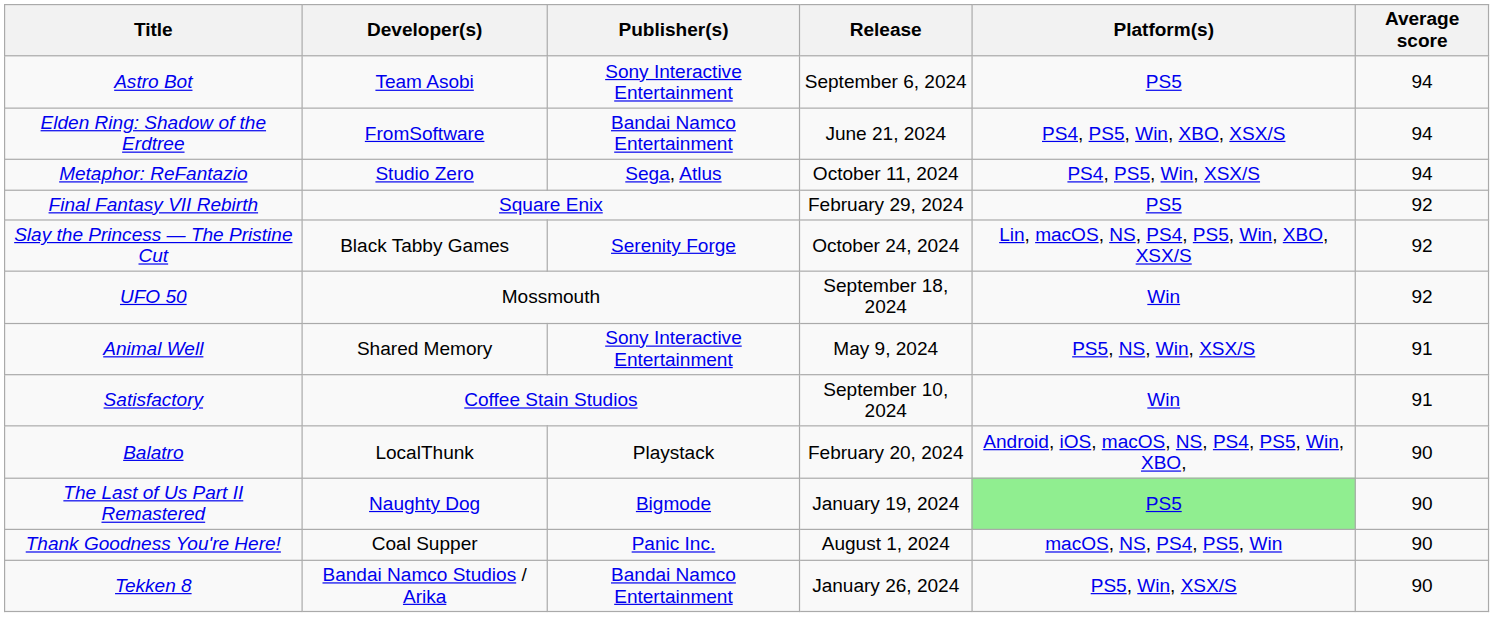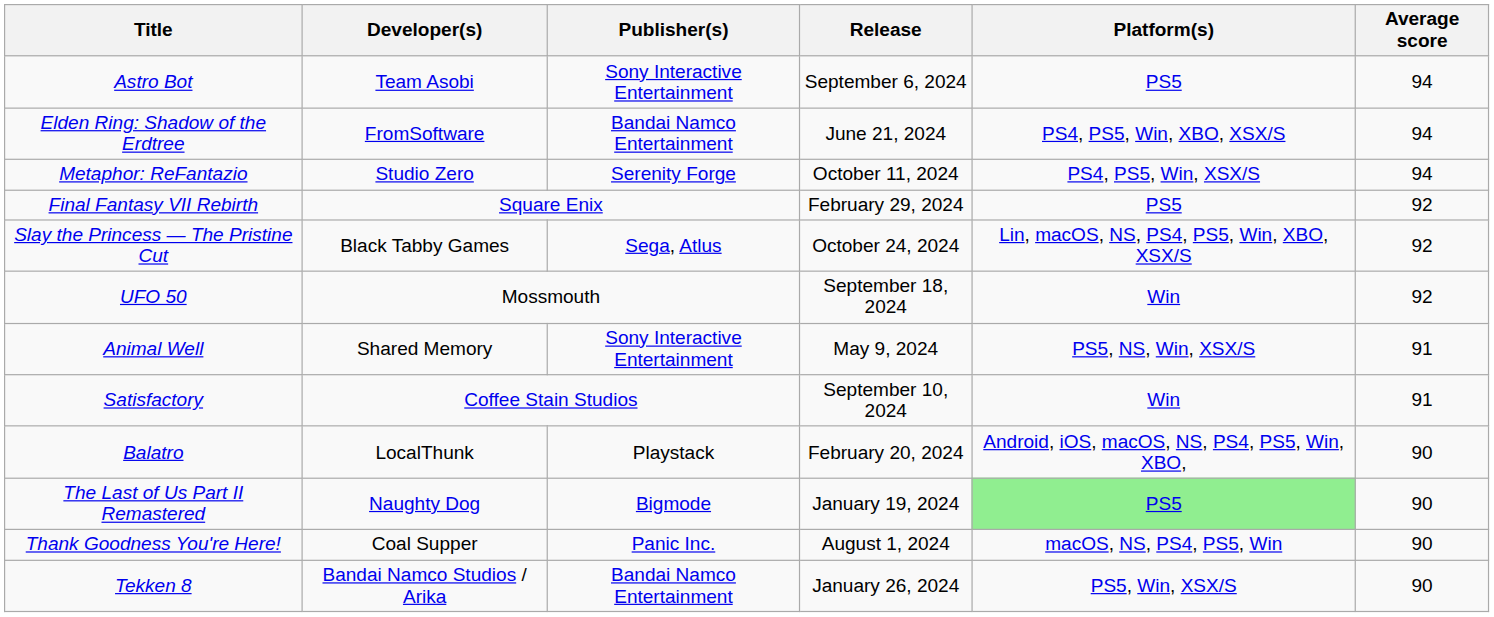(673, 174) Sega, Atlus -> (673, 174) Serenity Forge
(673, 245) Serenity Forge -> (673, 245) Sega, Atlus
